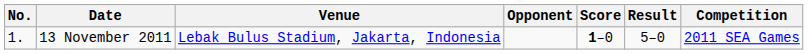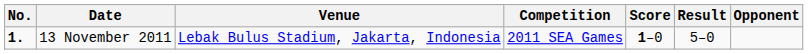columns swapped: (540, 16) <-> (742, 16)
(16, 38) normal -> (16, 38) bold
